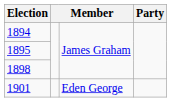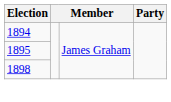- row: (19, 87)
